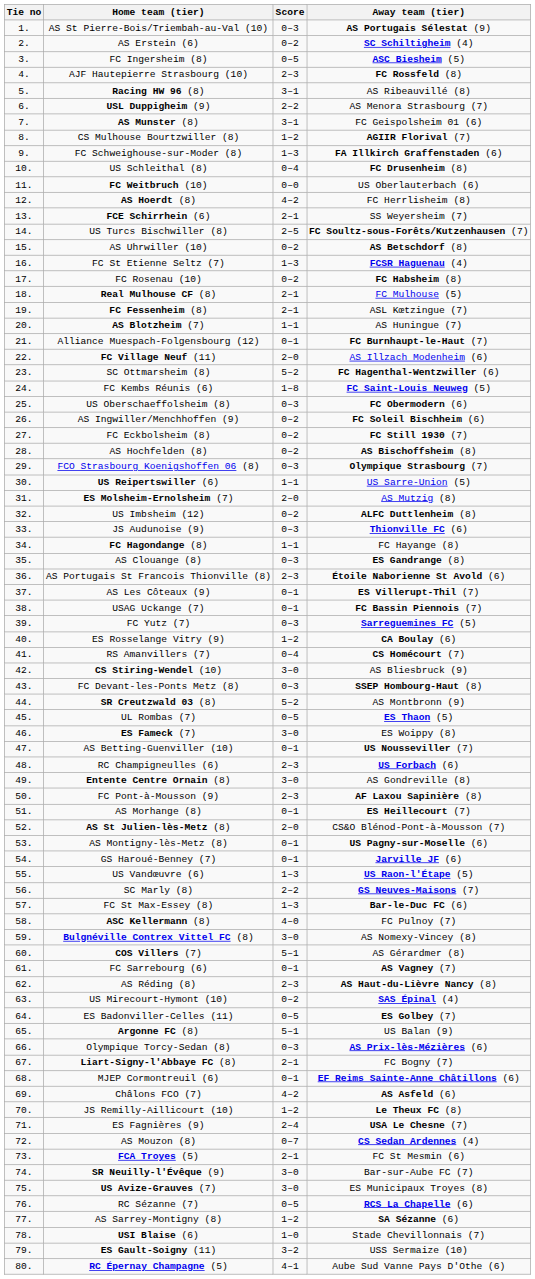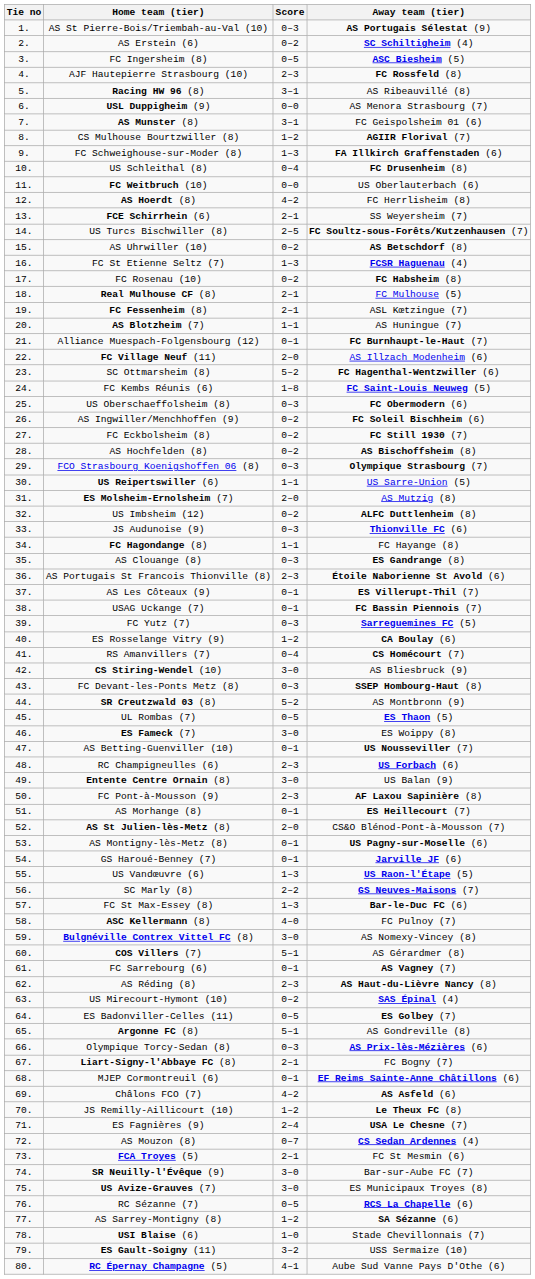(290, 106) 2–2 -> (290, 106) 0–0
(419, 780) AS Gondreville (8) -> (419, 780) US Balan (9)
(419, 1031) US Balan (9) -> (419, 1031) AS Gondreville (8)
